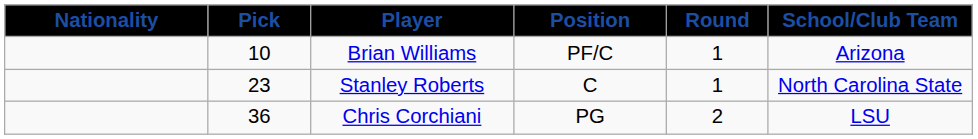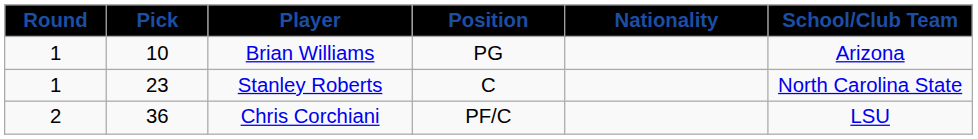columns swapped: (717, 20) <-> (106, 20)
(590, 52) PF/C -> (488, 52) PG
(590, 117) PG -> (488, 117) PF/C
